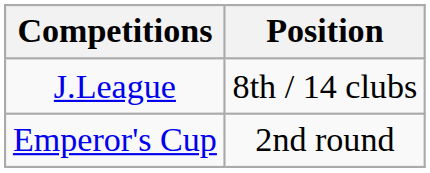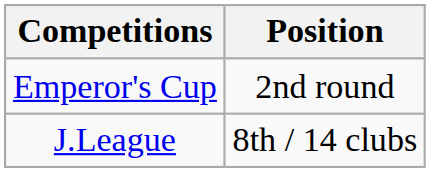rows swapped: (115, 85) <-> (115, 139)
